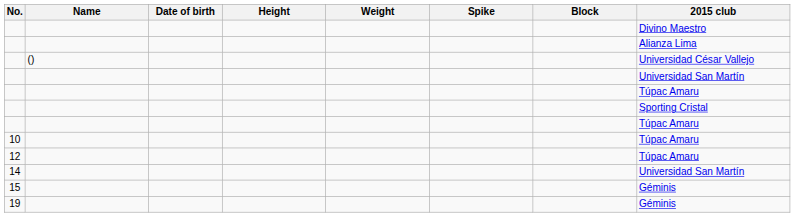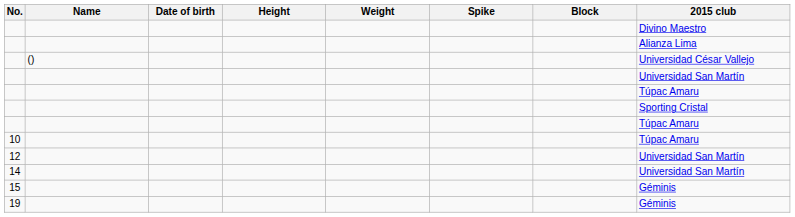(669, 156) Túpac Amaru -> (692, 156) Universidad San Martín
